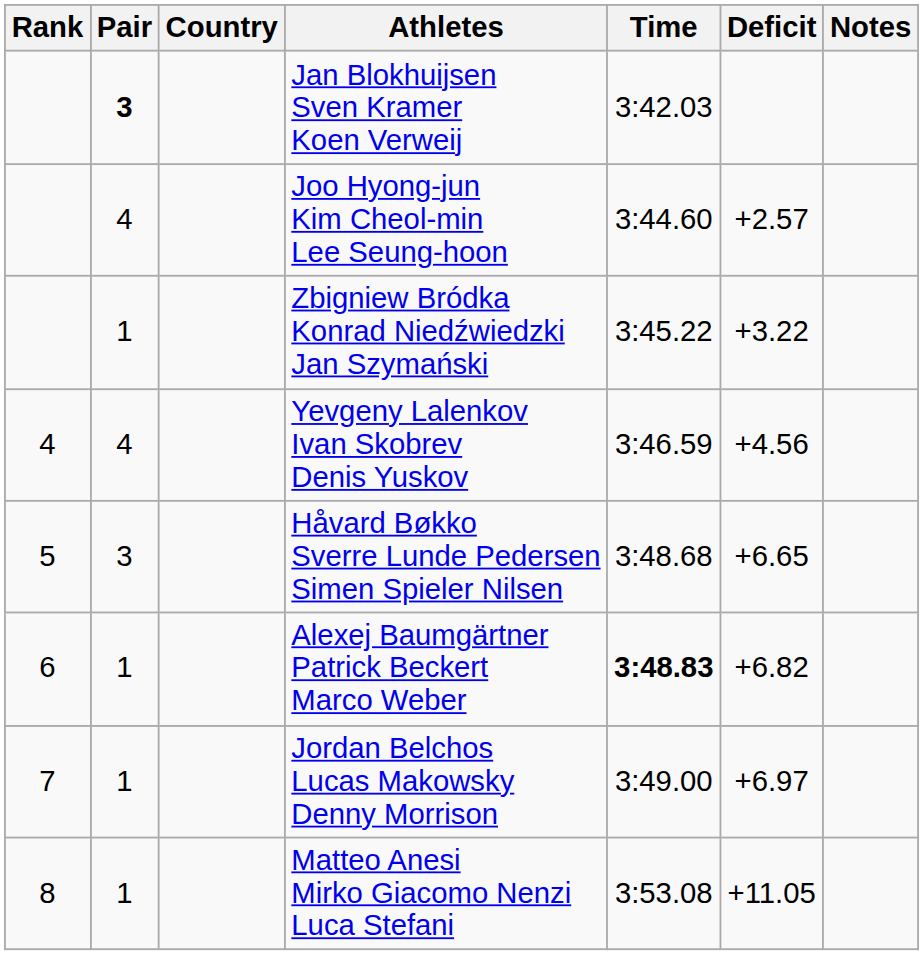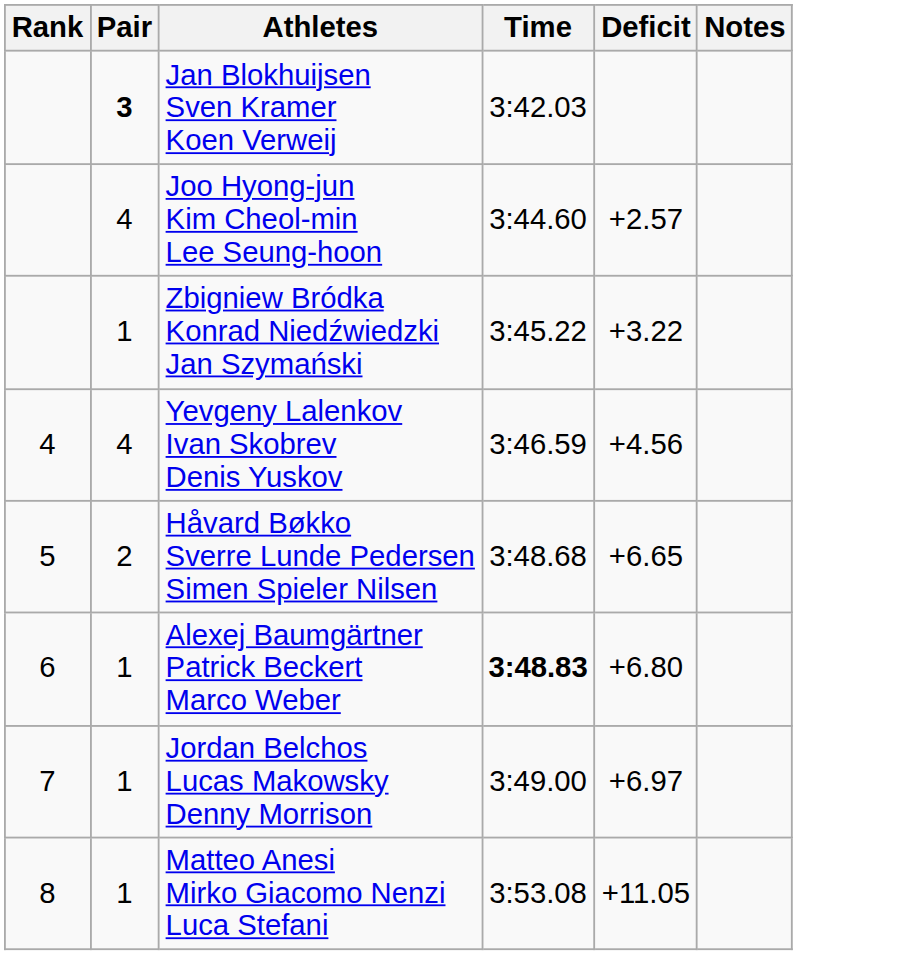- column: (222, 27)
(124, 556) 3 -> (124, 556) 2
(772, 668) +6.82 -> (646, 668) +6.80
